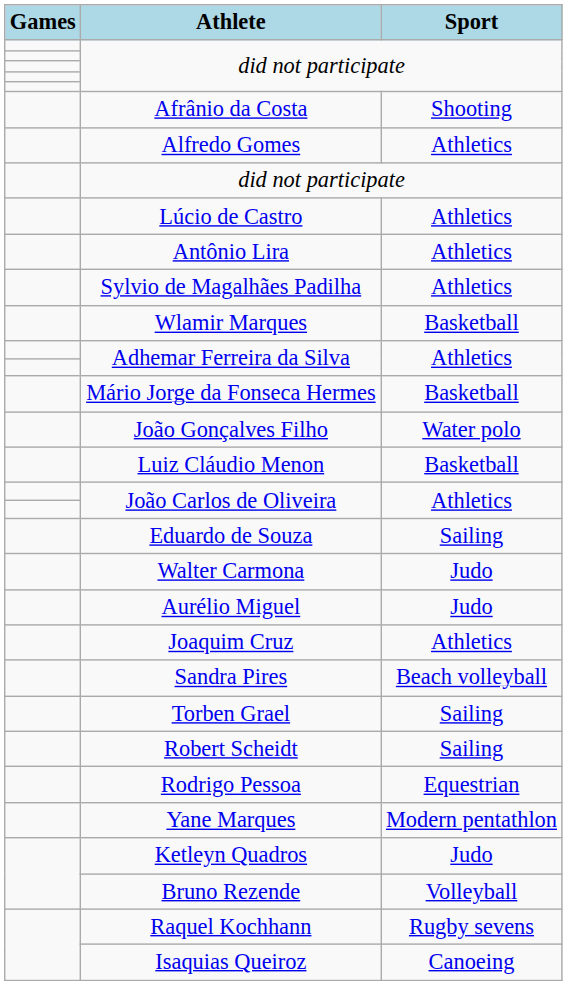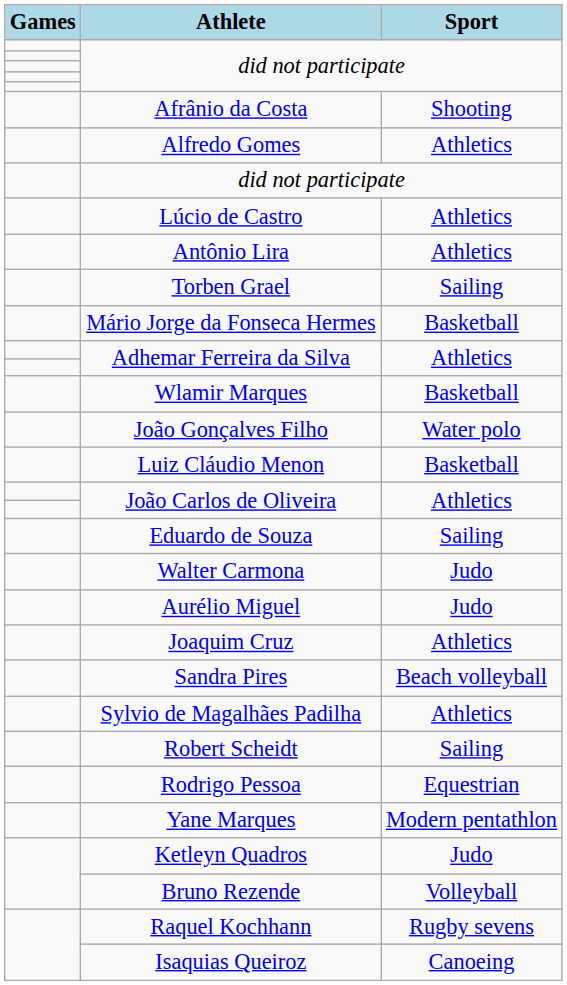rows swapped: (231, 287) <-> (231, 713)
rows swapped: (231, 393) <-> (231, 322)
